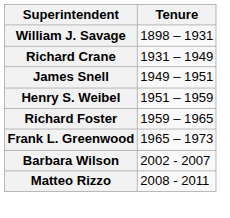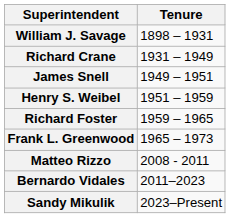- row: (71, 160)
+ row: (71, 181)
+ row: (71, 202)
